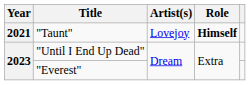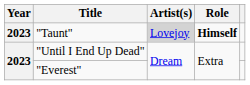(19, 32) 2021 -> (19, 32) 2023
(170, 32) no background -> (170, 32) lightgrey background
